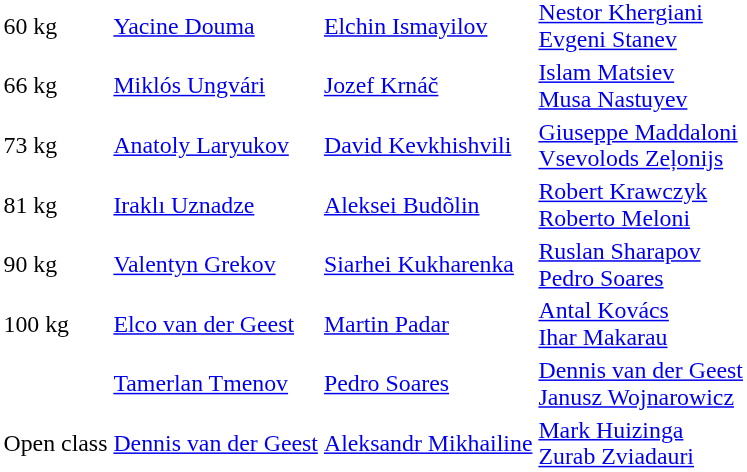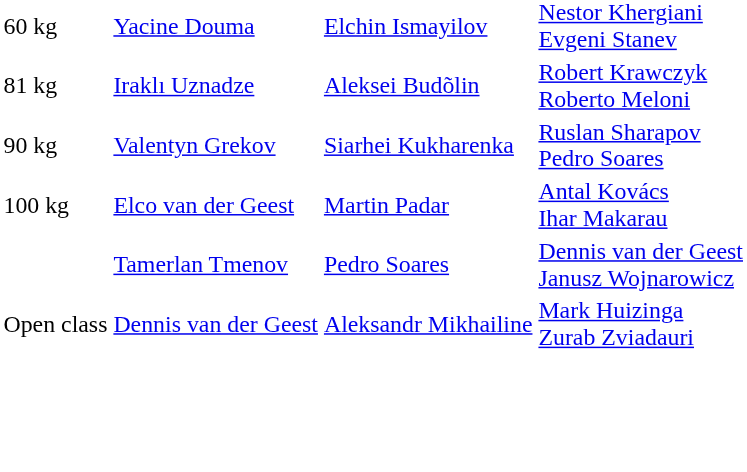- row: (30, 85)
- row: (30, 145)
